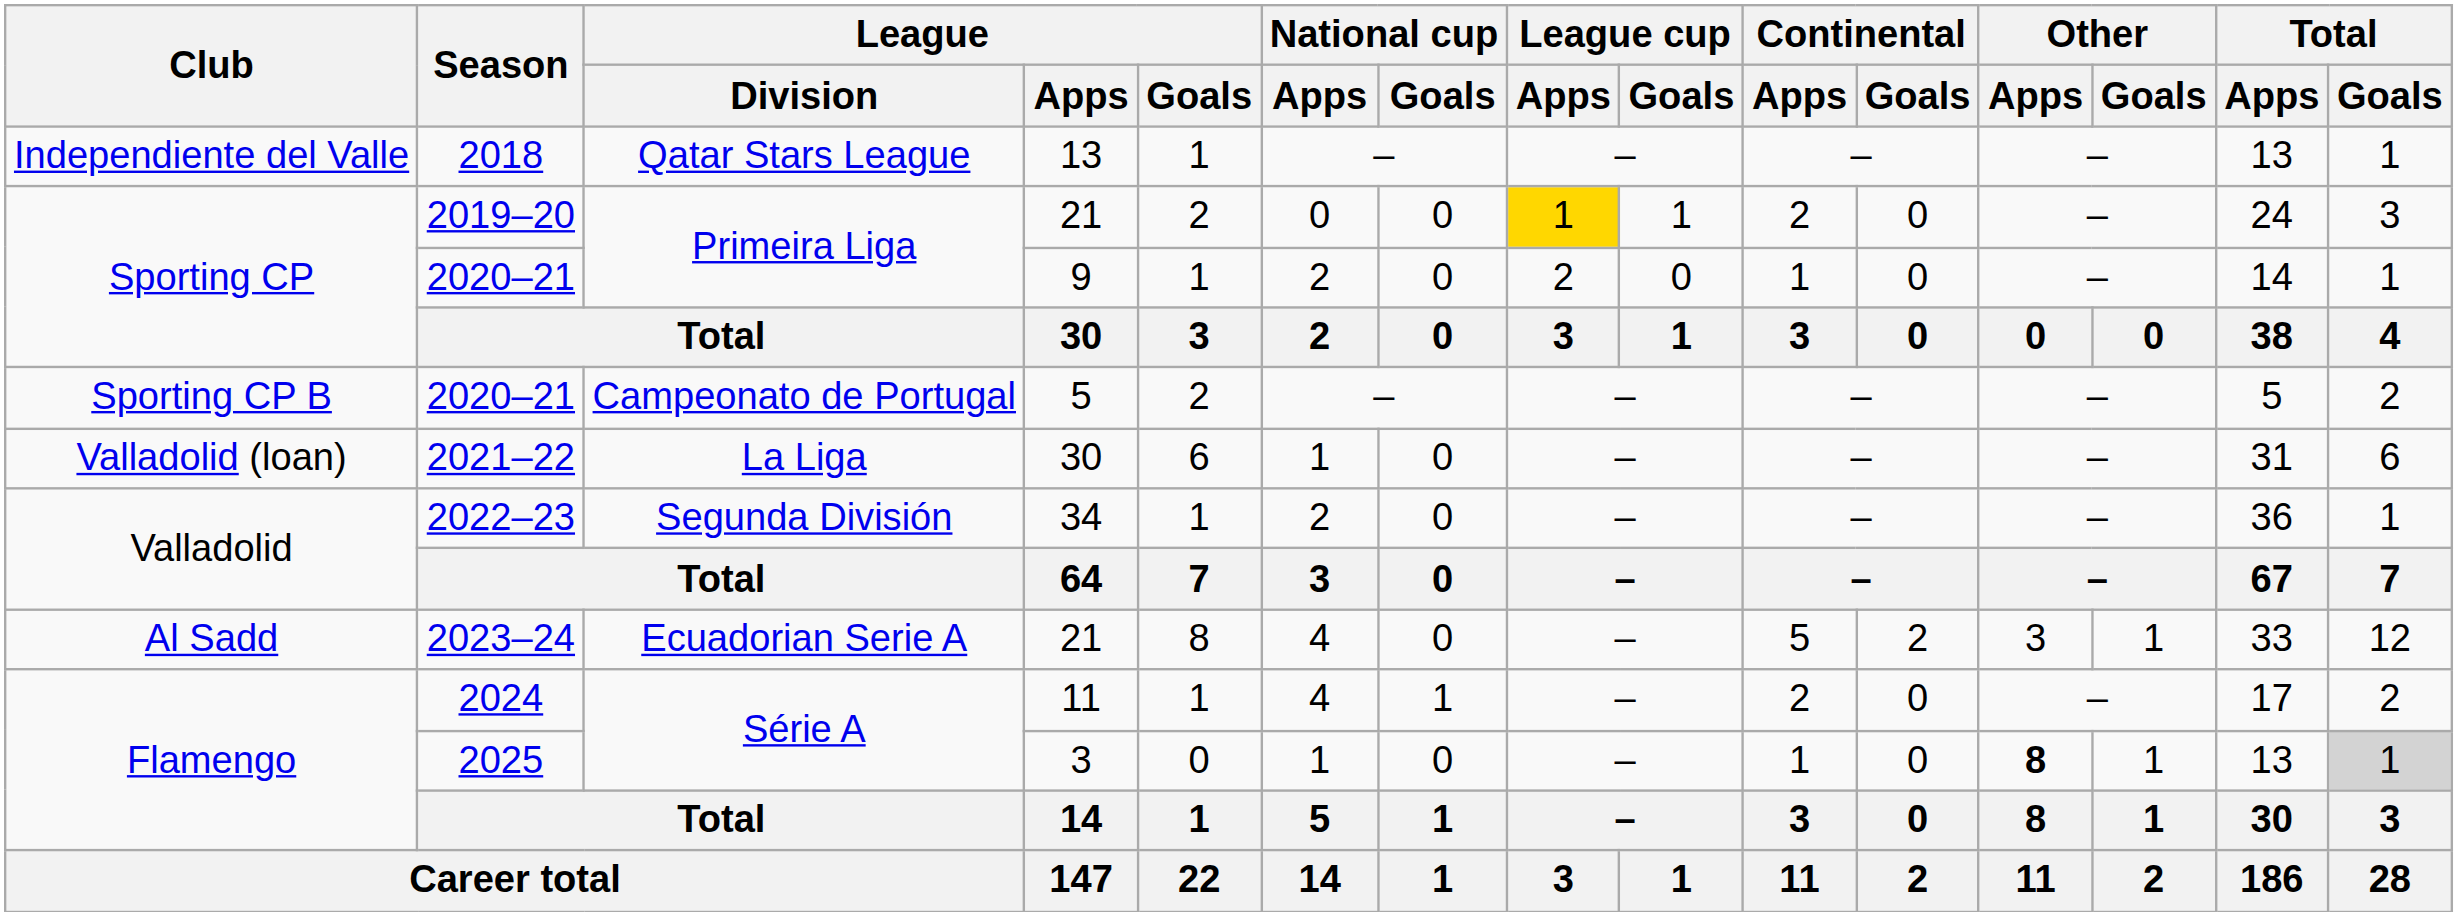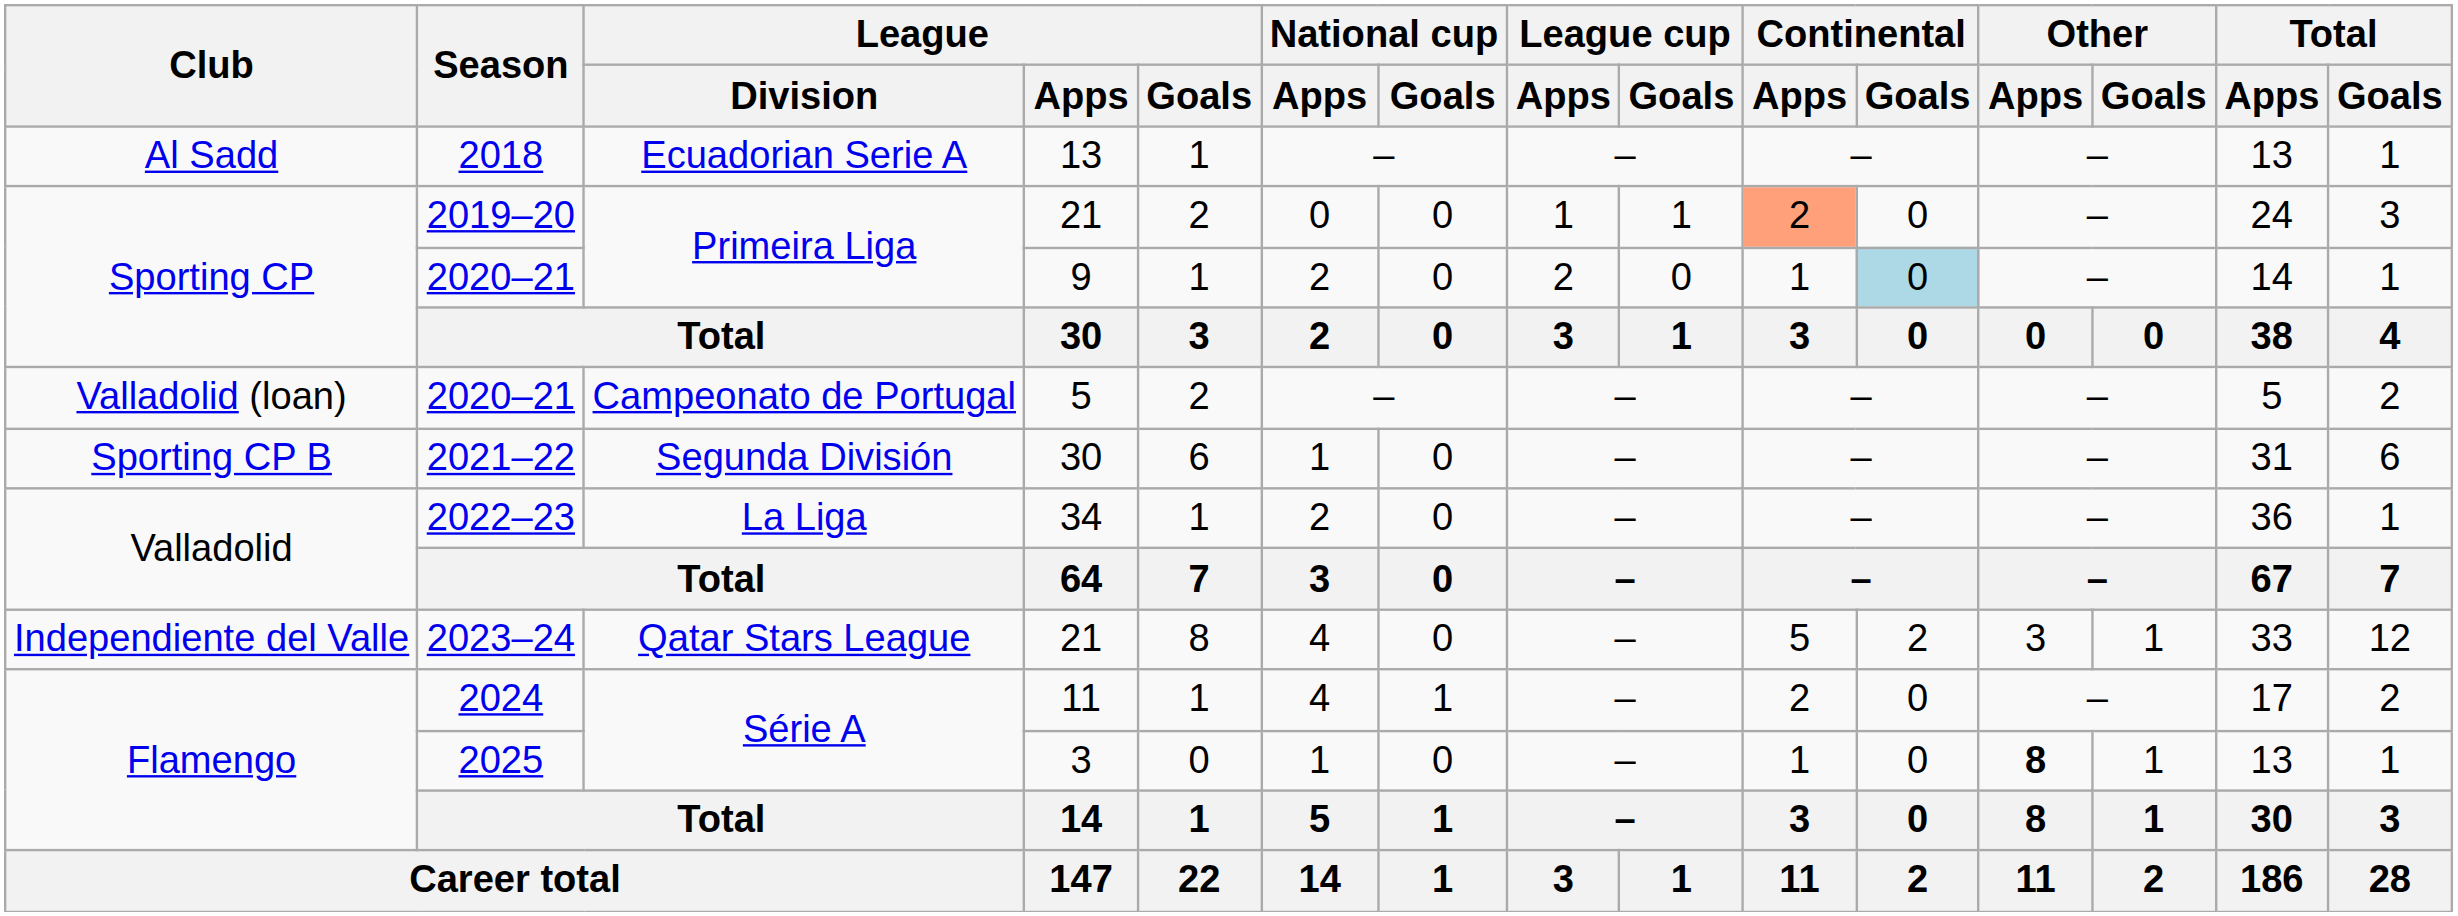(212, 155) Independiente del Valle -> (212, 155) Al Sadd
(804, 155) Qatar Stars League -> (804, 155) Ecuadorian Serie A
(1563, 215) gold background -> (1563, 215) no background
(1799, 215) no background -> (1799, 215) lightsalmon background
(1918, 276) no background -> (1918, 276) lightblue background
(212, 397) Sporting CP B -> (212, 397) Valladolid (loan)
(212, 457) Valladolid (loan) -> (212, 457) Sporting CP B
(804, 457) La Liga -> (804, 457) Segunda División
(804, 517) Segunda División -> (804, 517) La Liga
(212, 638) Al Sadd -> (212, 638) Independiente del Valle
(804, 638) Ecuadorian Serie A -> (804, 638) Qatar Stars League
(2390, 759) lightgrey background -> (2390, 759) no background
